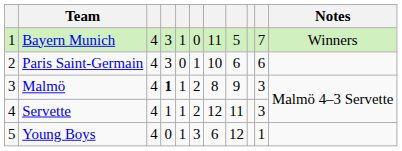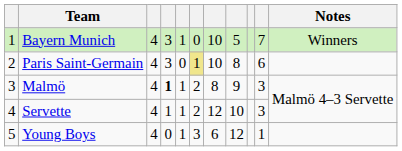(215, 39) 11 -> (215, 39) 10
(197, 63) no background -> (197, 63) khaki background
(237, 63) 6 -> (237, 63) 8
(237, 110) 11 -> (237, 110) 10
